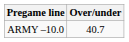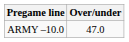(95, 29) 40.7 -> (95, 29) 47.0
